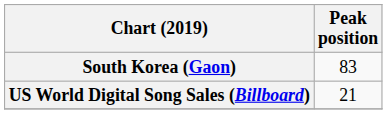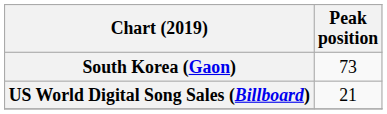(348, 66) 83 -> (348, 66) 73
